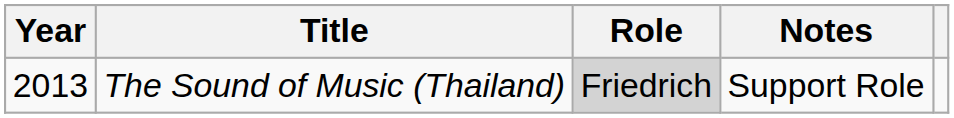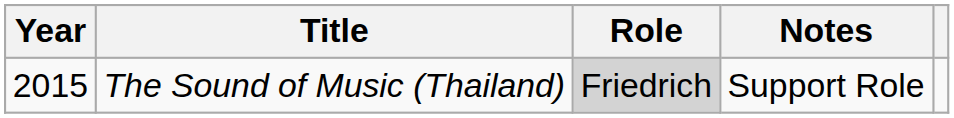(50, 84) 2013 -> (50, 84) 2015
